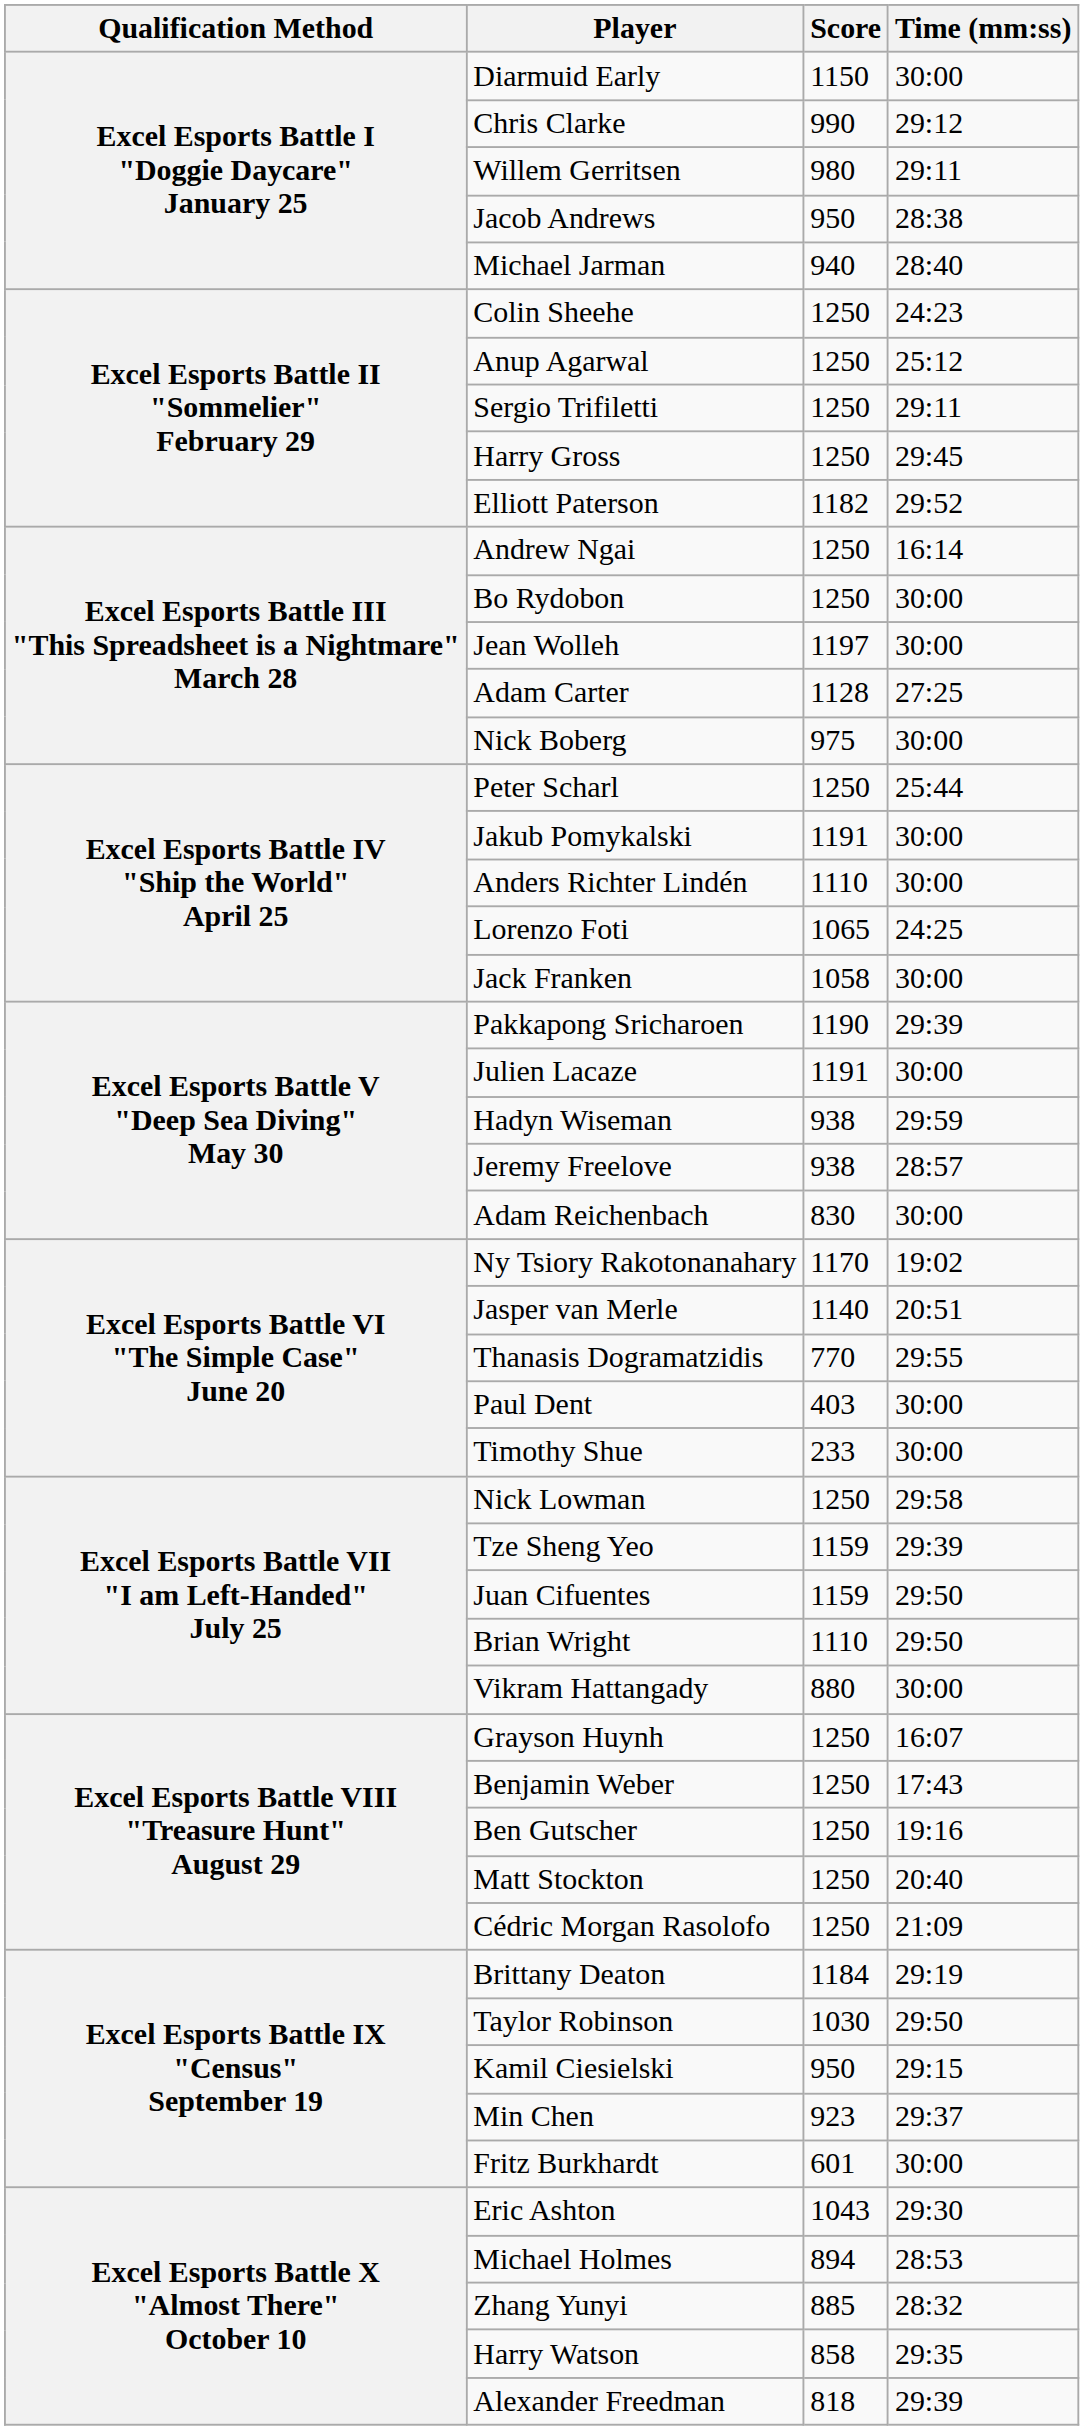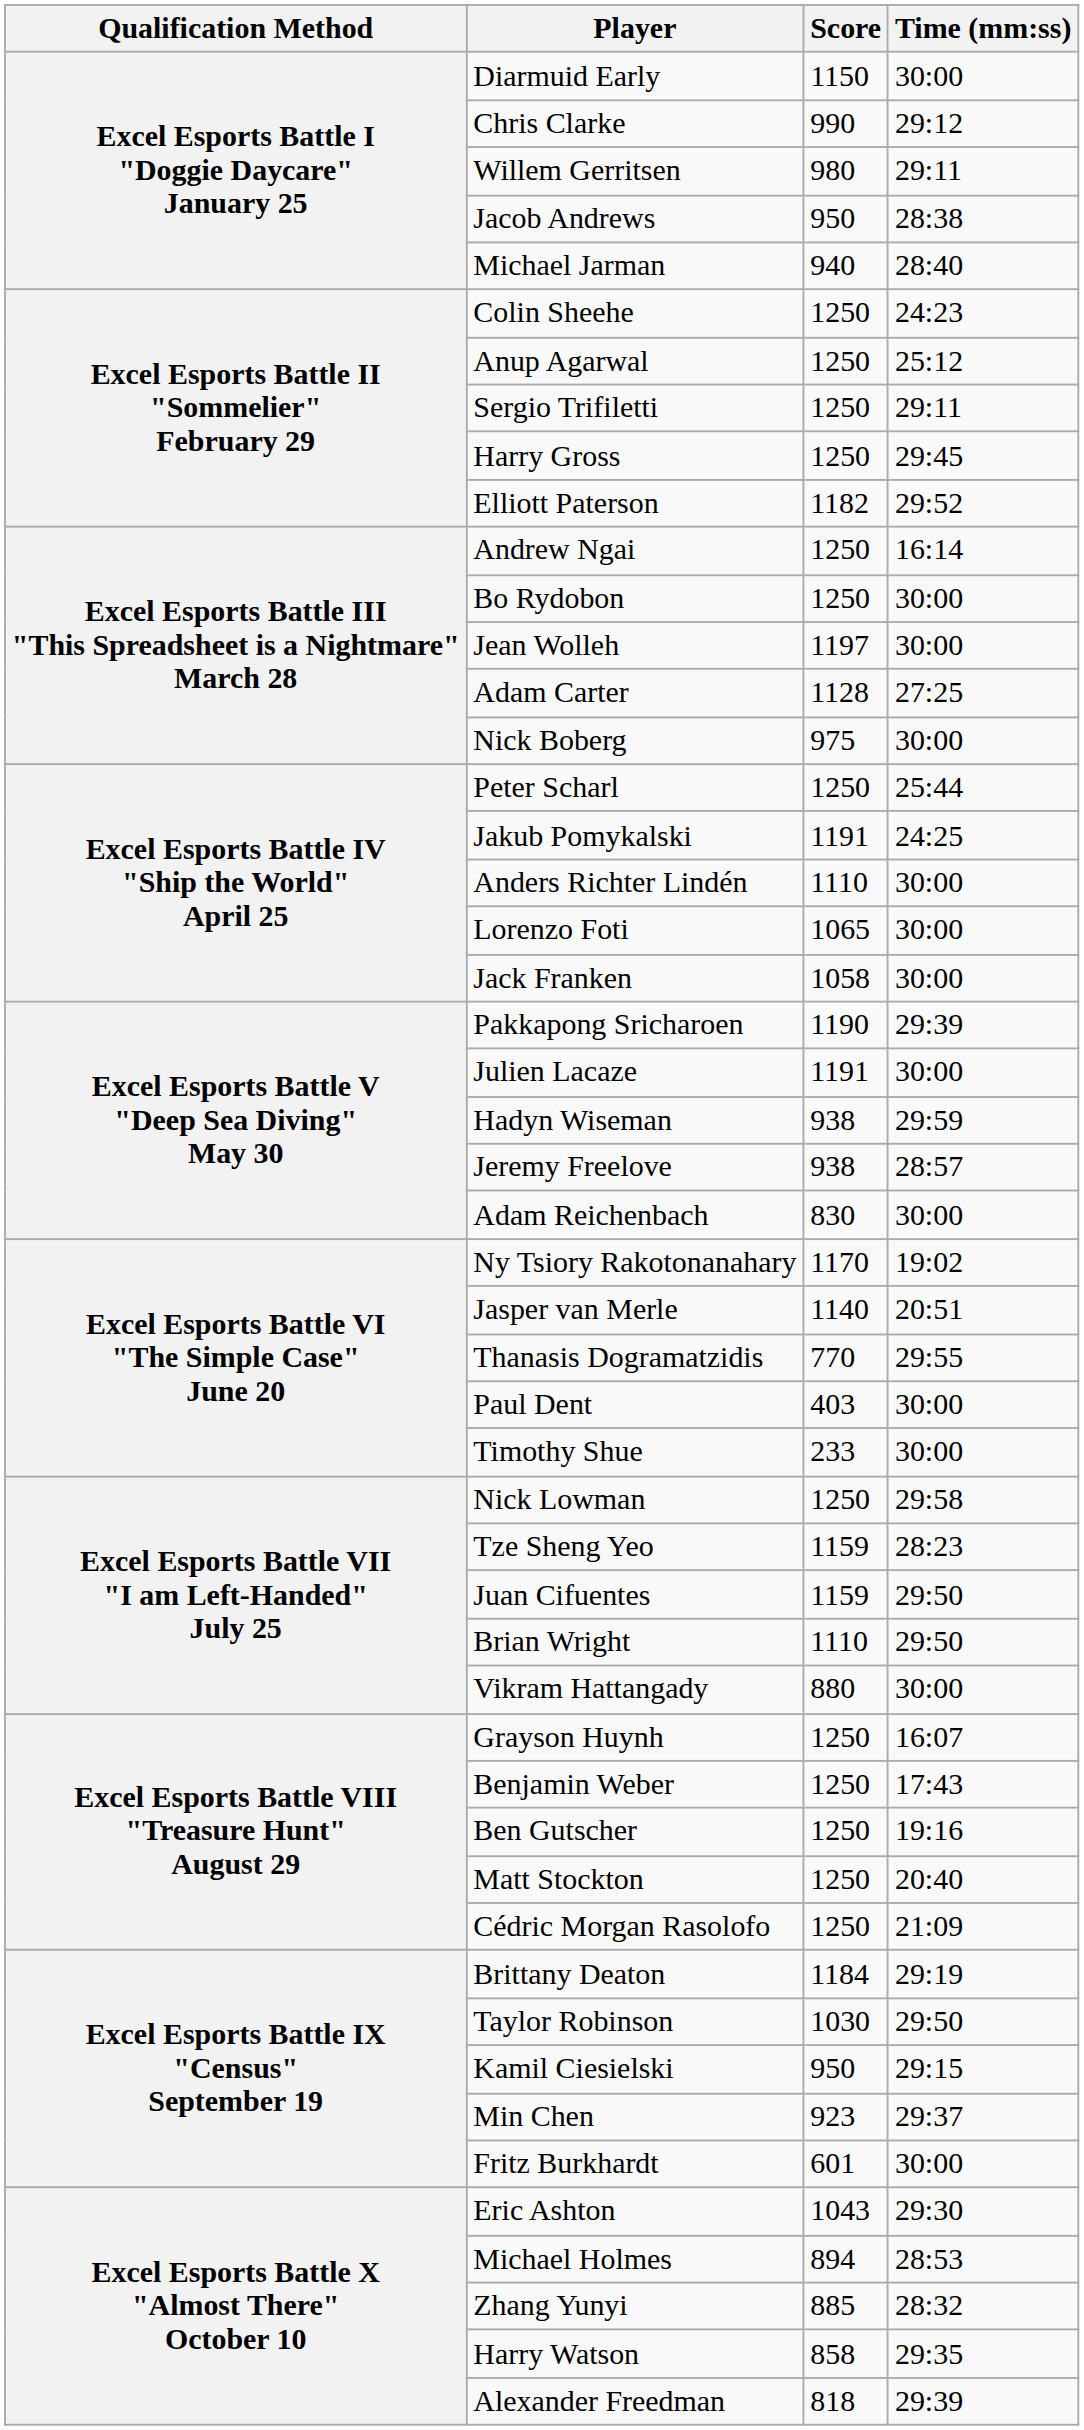(929, 834) 30:00 -> (929, 834) 24:25
(929, 929) 24:25 -> (929, 929) 30:00
(929, 1546) 29:39 -> (929, 1546) 28:23
